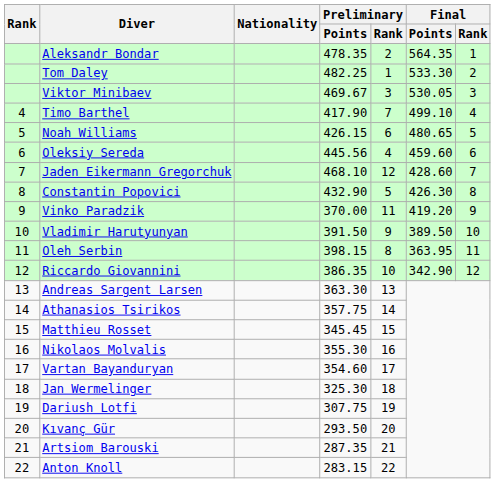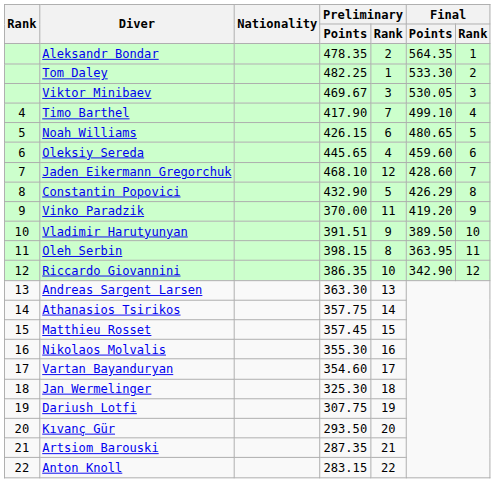(345, 152) 445.56 -> (345, 152) 445.65
(431, 192) 426.30 -> (431, 192) 426.29
(345, 231) 391.50 -> (345, 231) 391.51
(345, 330) 345.45 -> (345, 330) 357.45
